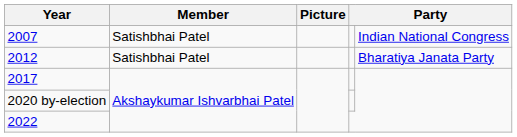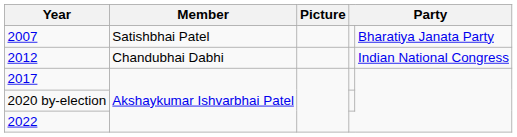(433, 36) Indian National Congress -> (426, 36) Bharatiya Janata Party
(161, 57) Satishbhai Patel -> (168, 57) Chandubhai Dabhi
(426, 57) Bharatiya Janata Party -> (433, 57) Indian National Congress
